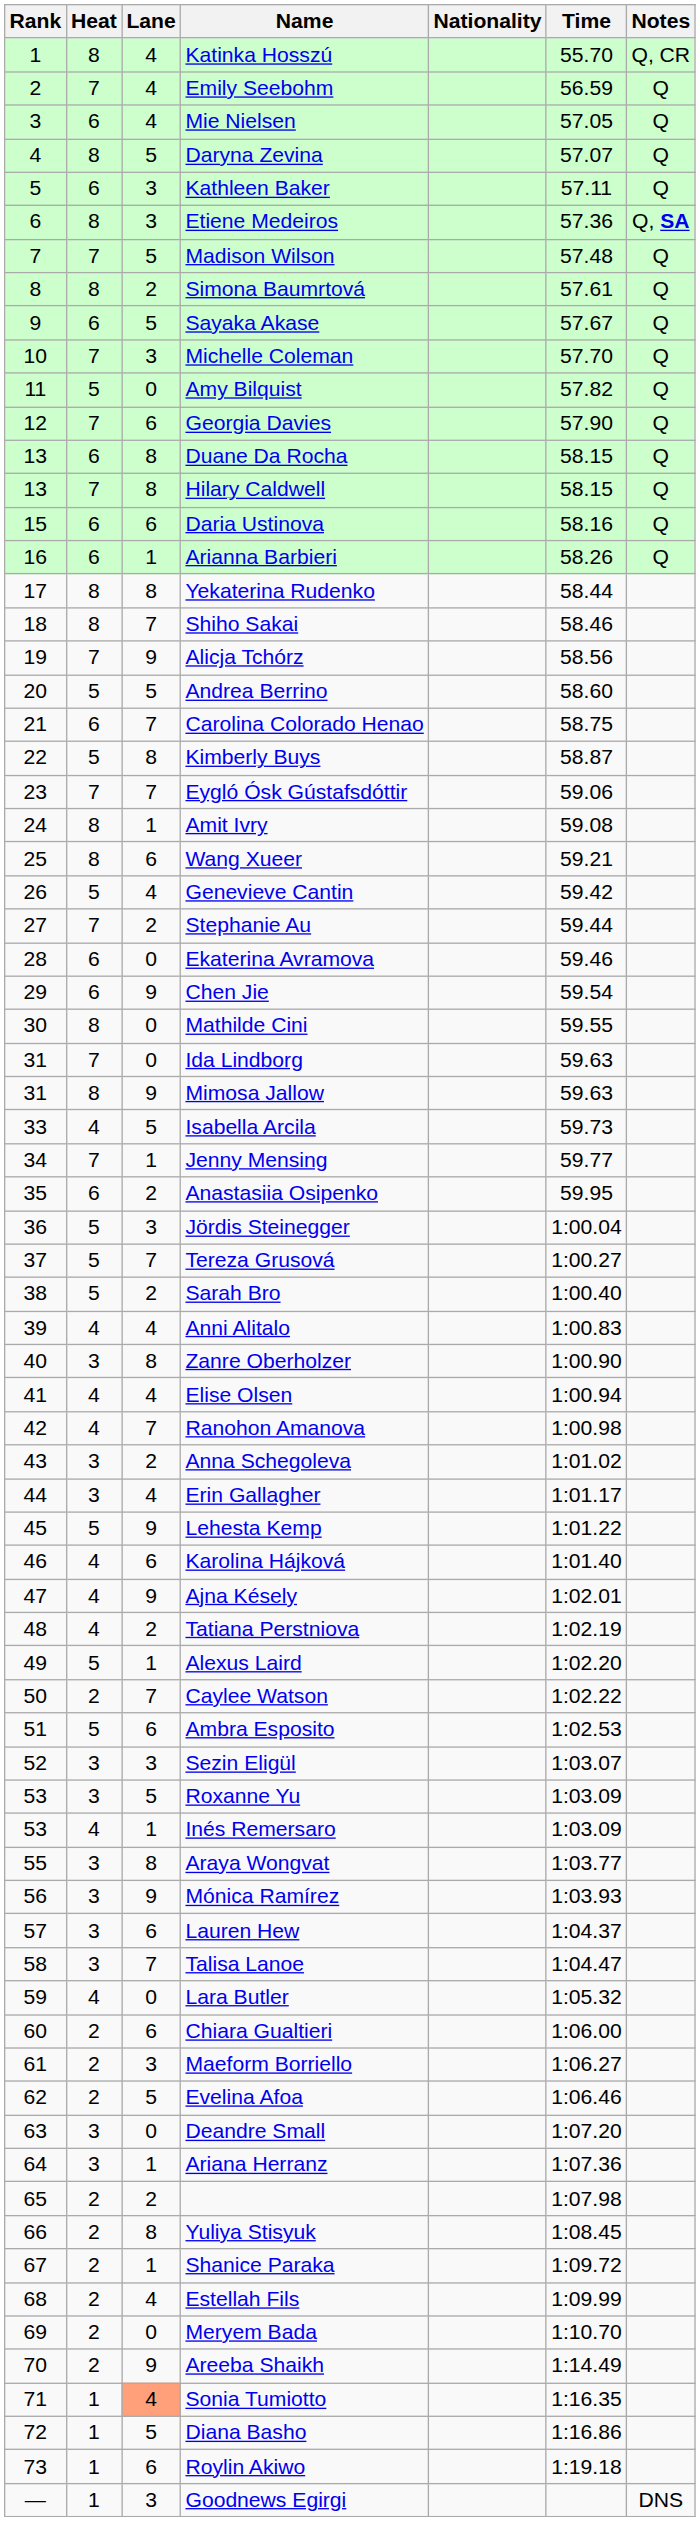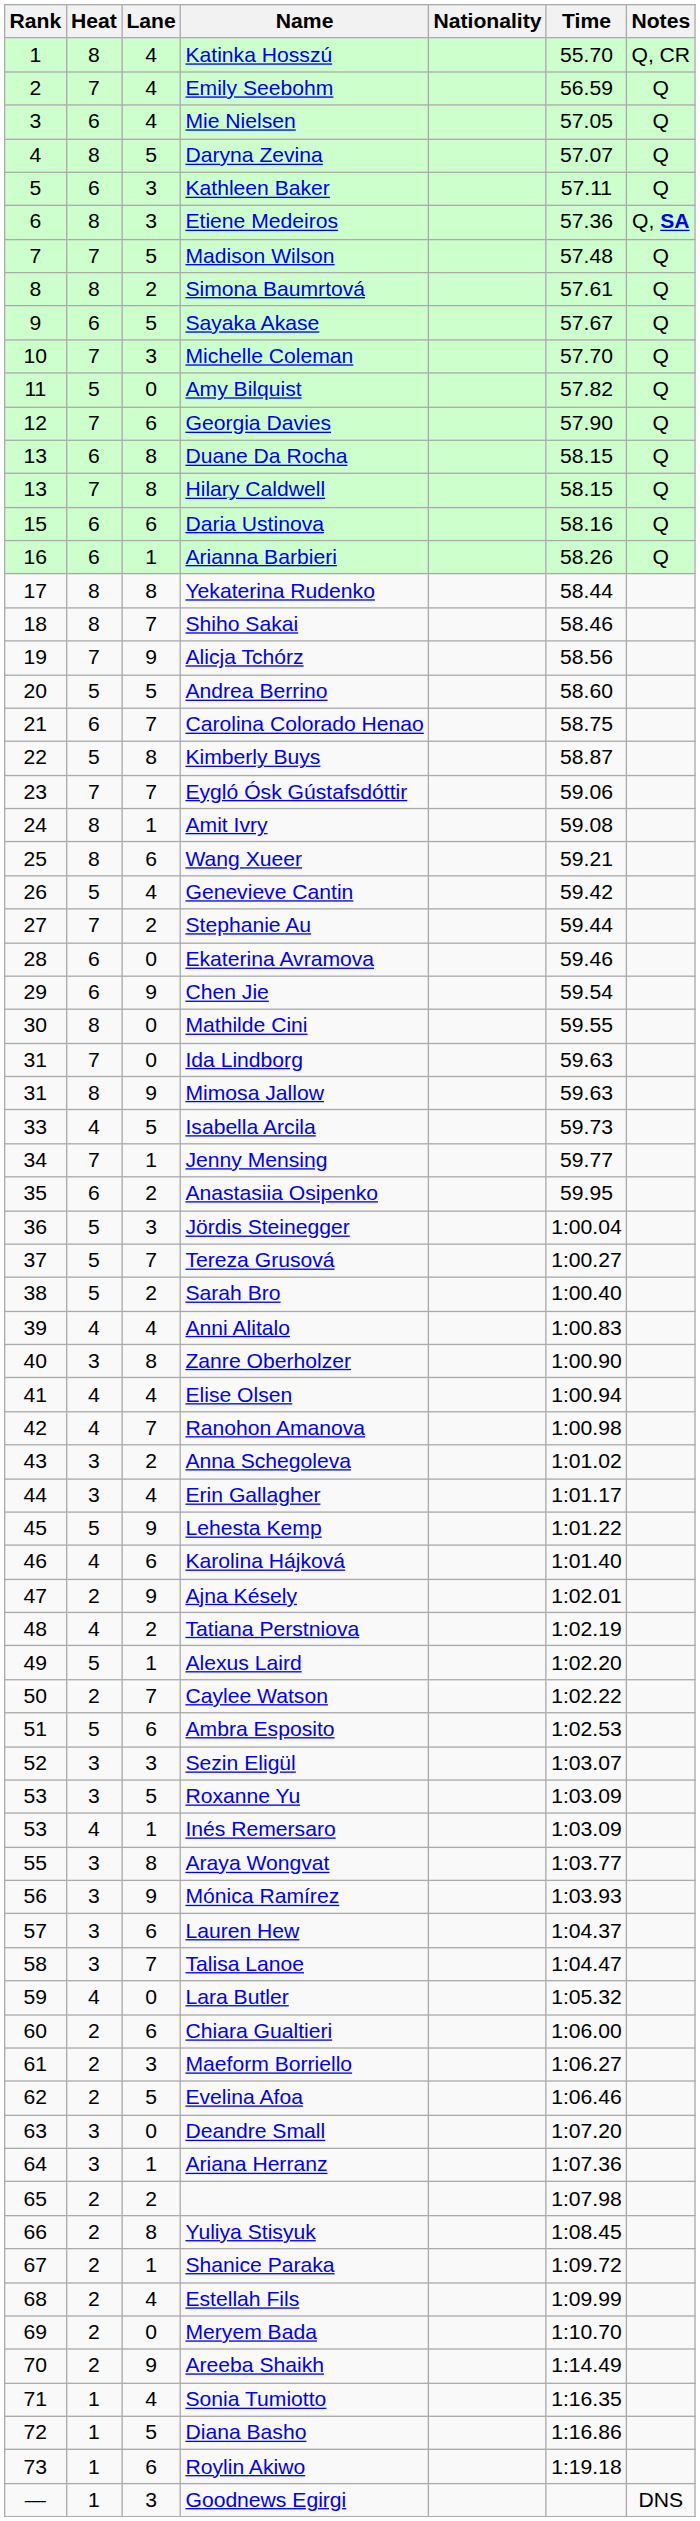(94, 1595) 4 -> (94, 1595) 2
(151, 2399) lightsalmon background -> (151, 2399) no background
